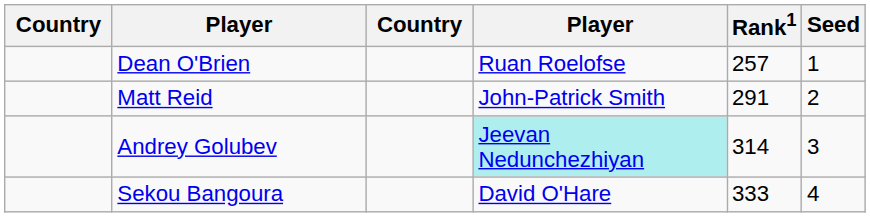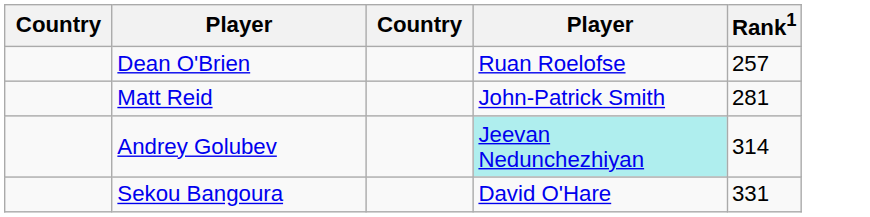- column: (833, 25)
(750, 98) 291 -> (750, 98) 281
(750, 194) 333 -> (750, 194) 331
